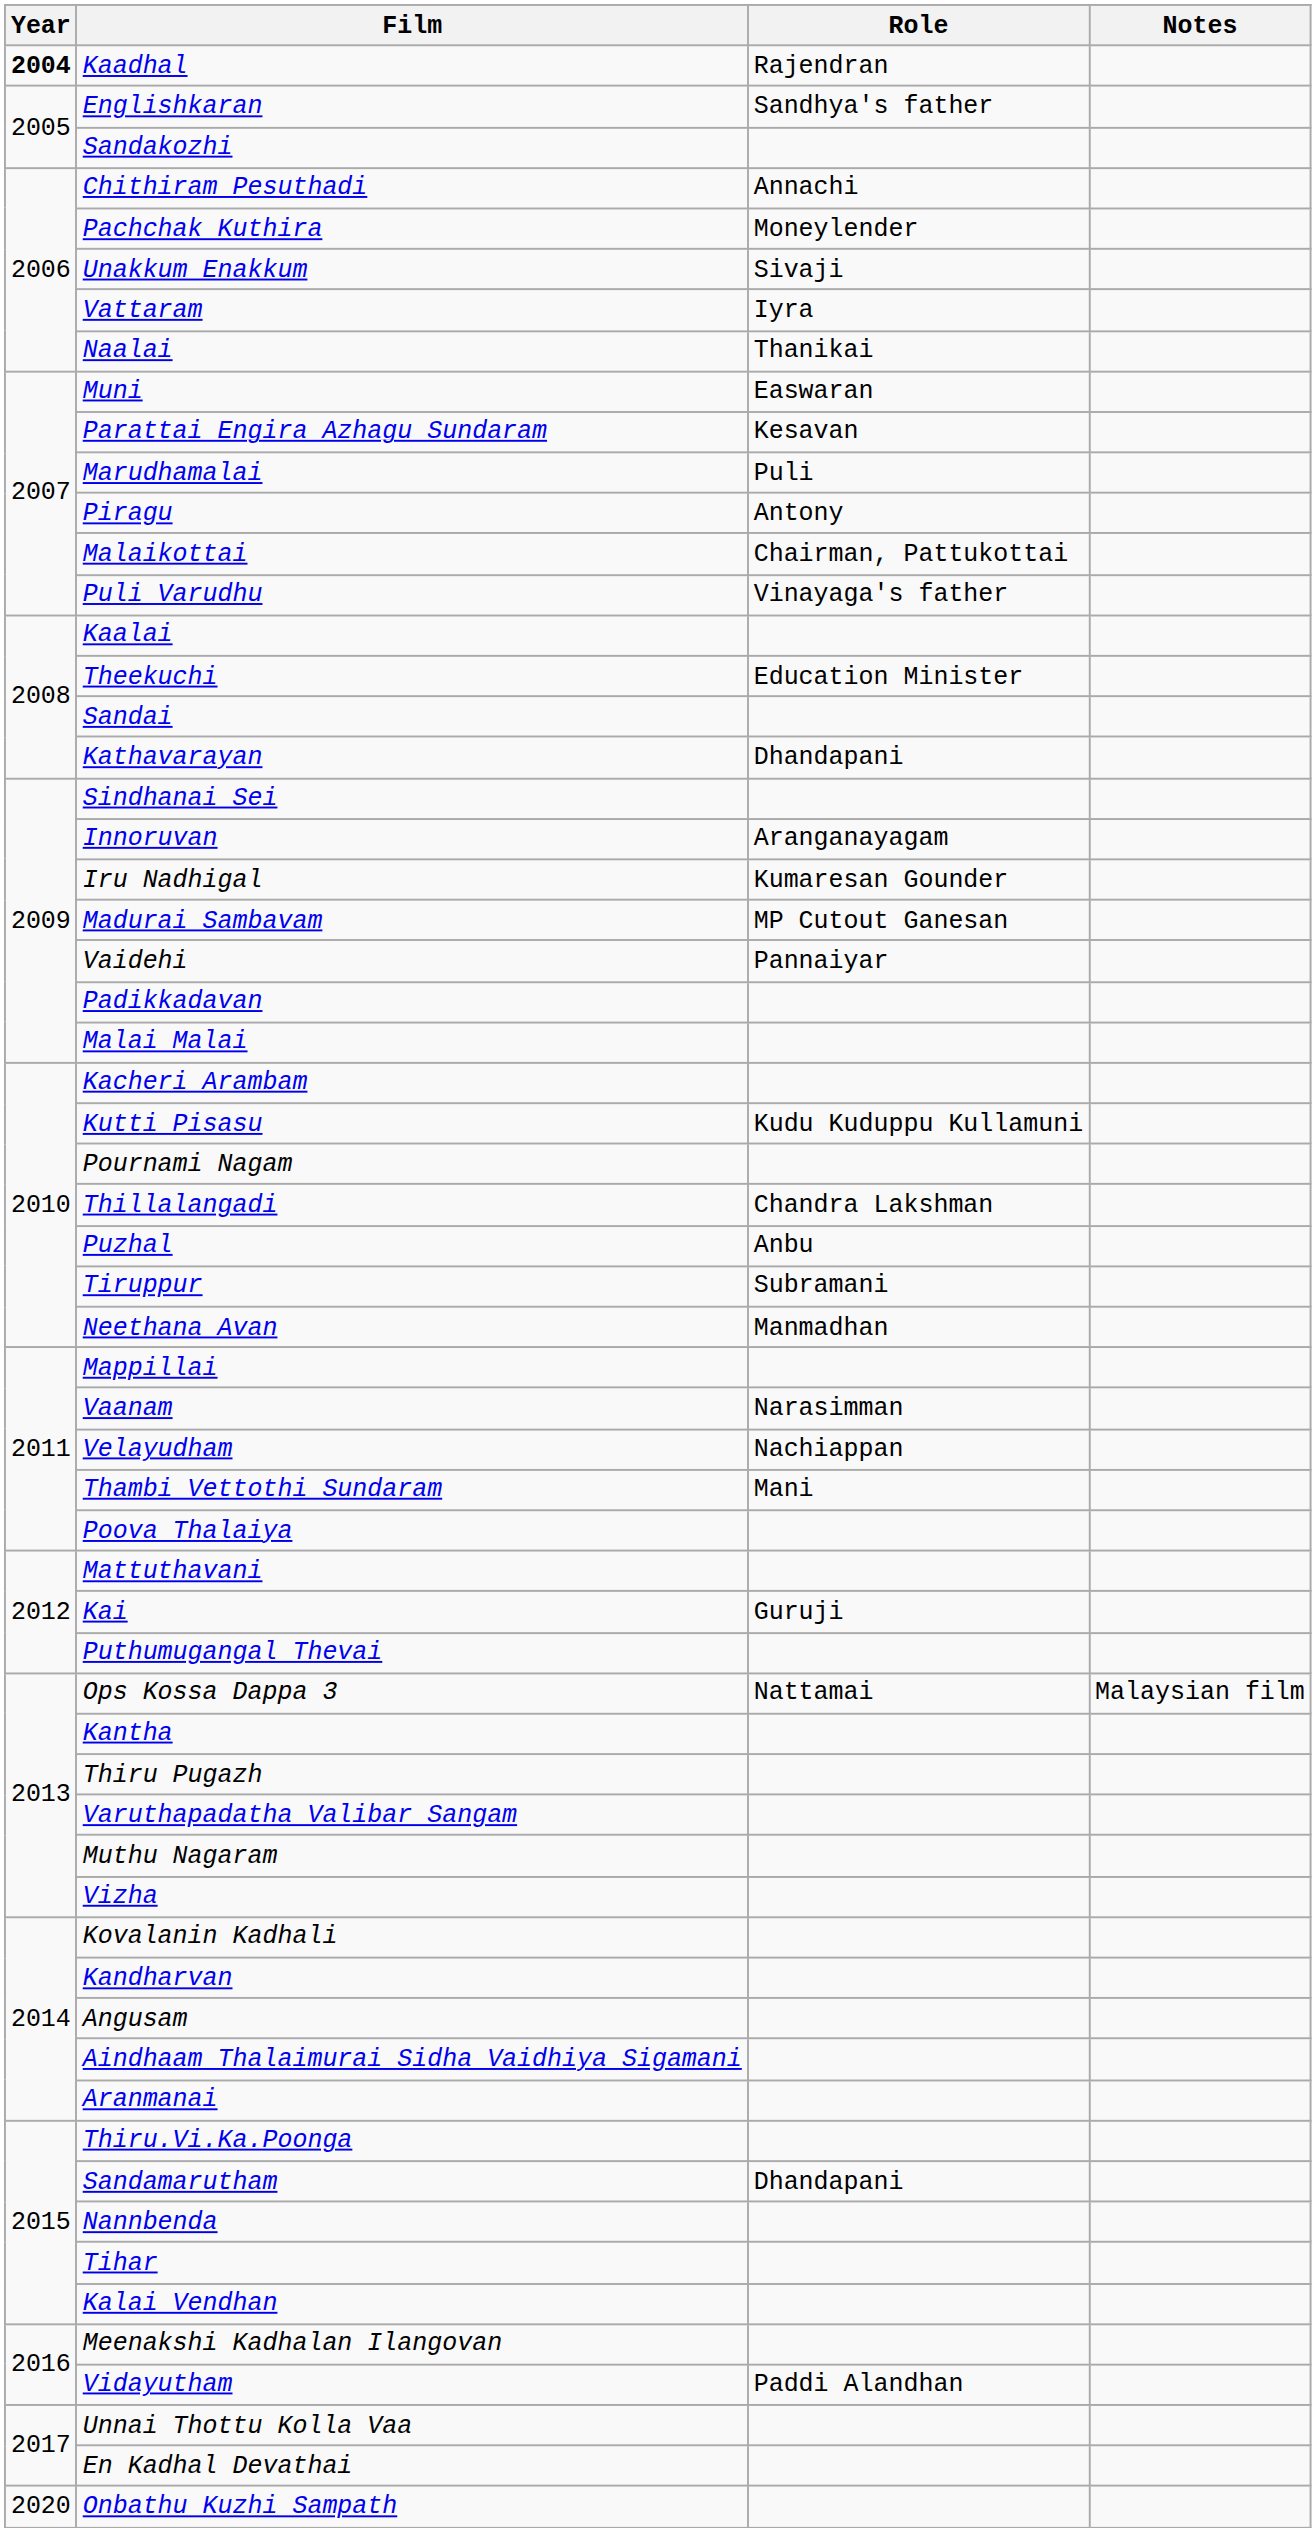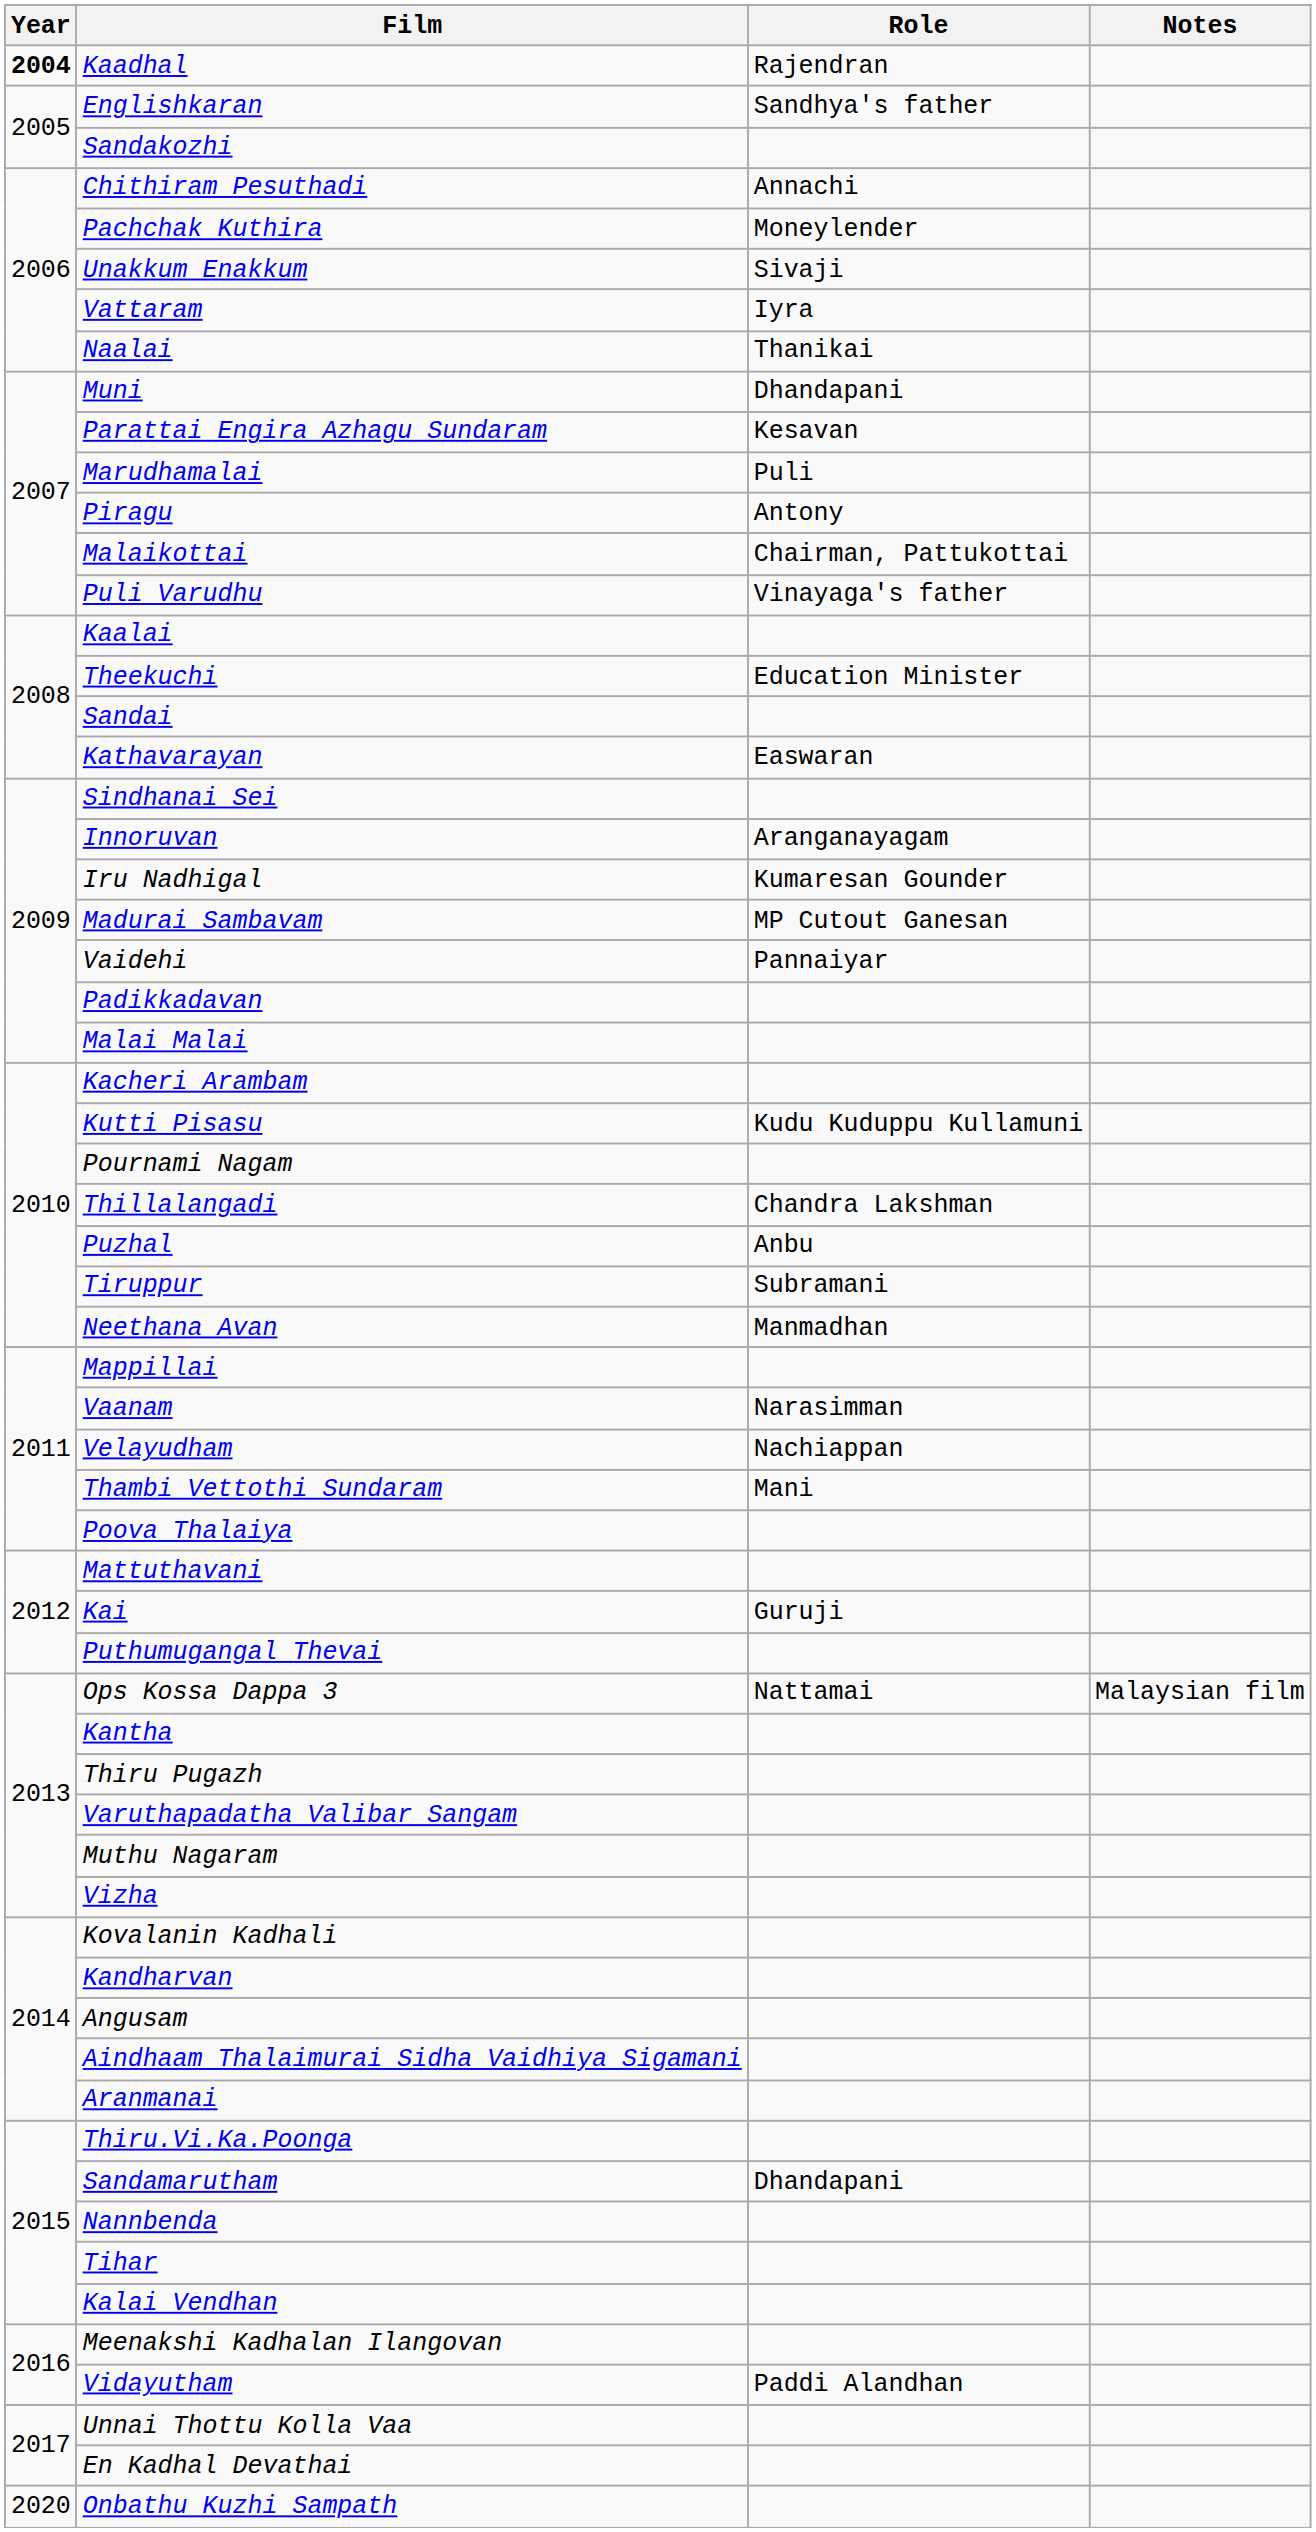(814, 391) Easwaran -> (829, 391) Dhandapani
(829, 758) Dhandapani -> (814, 758) Easwaran
